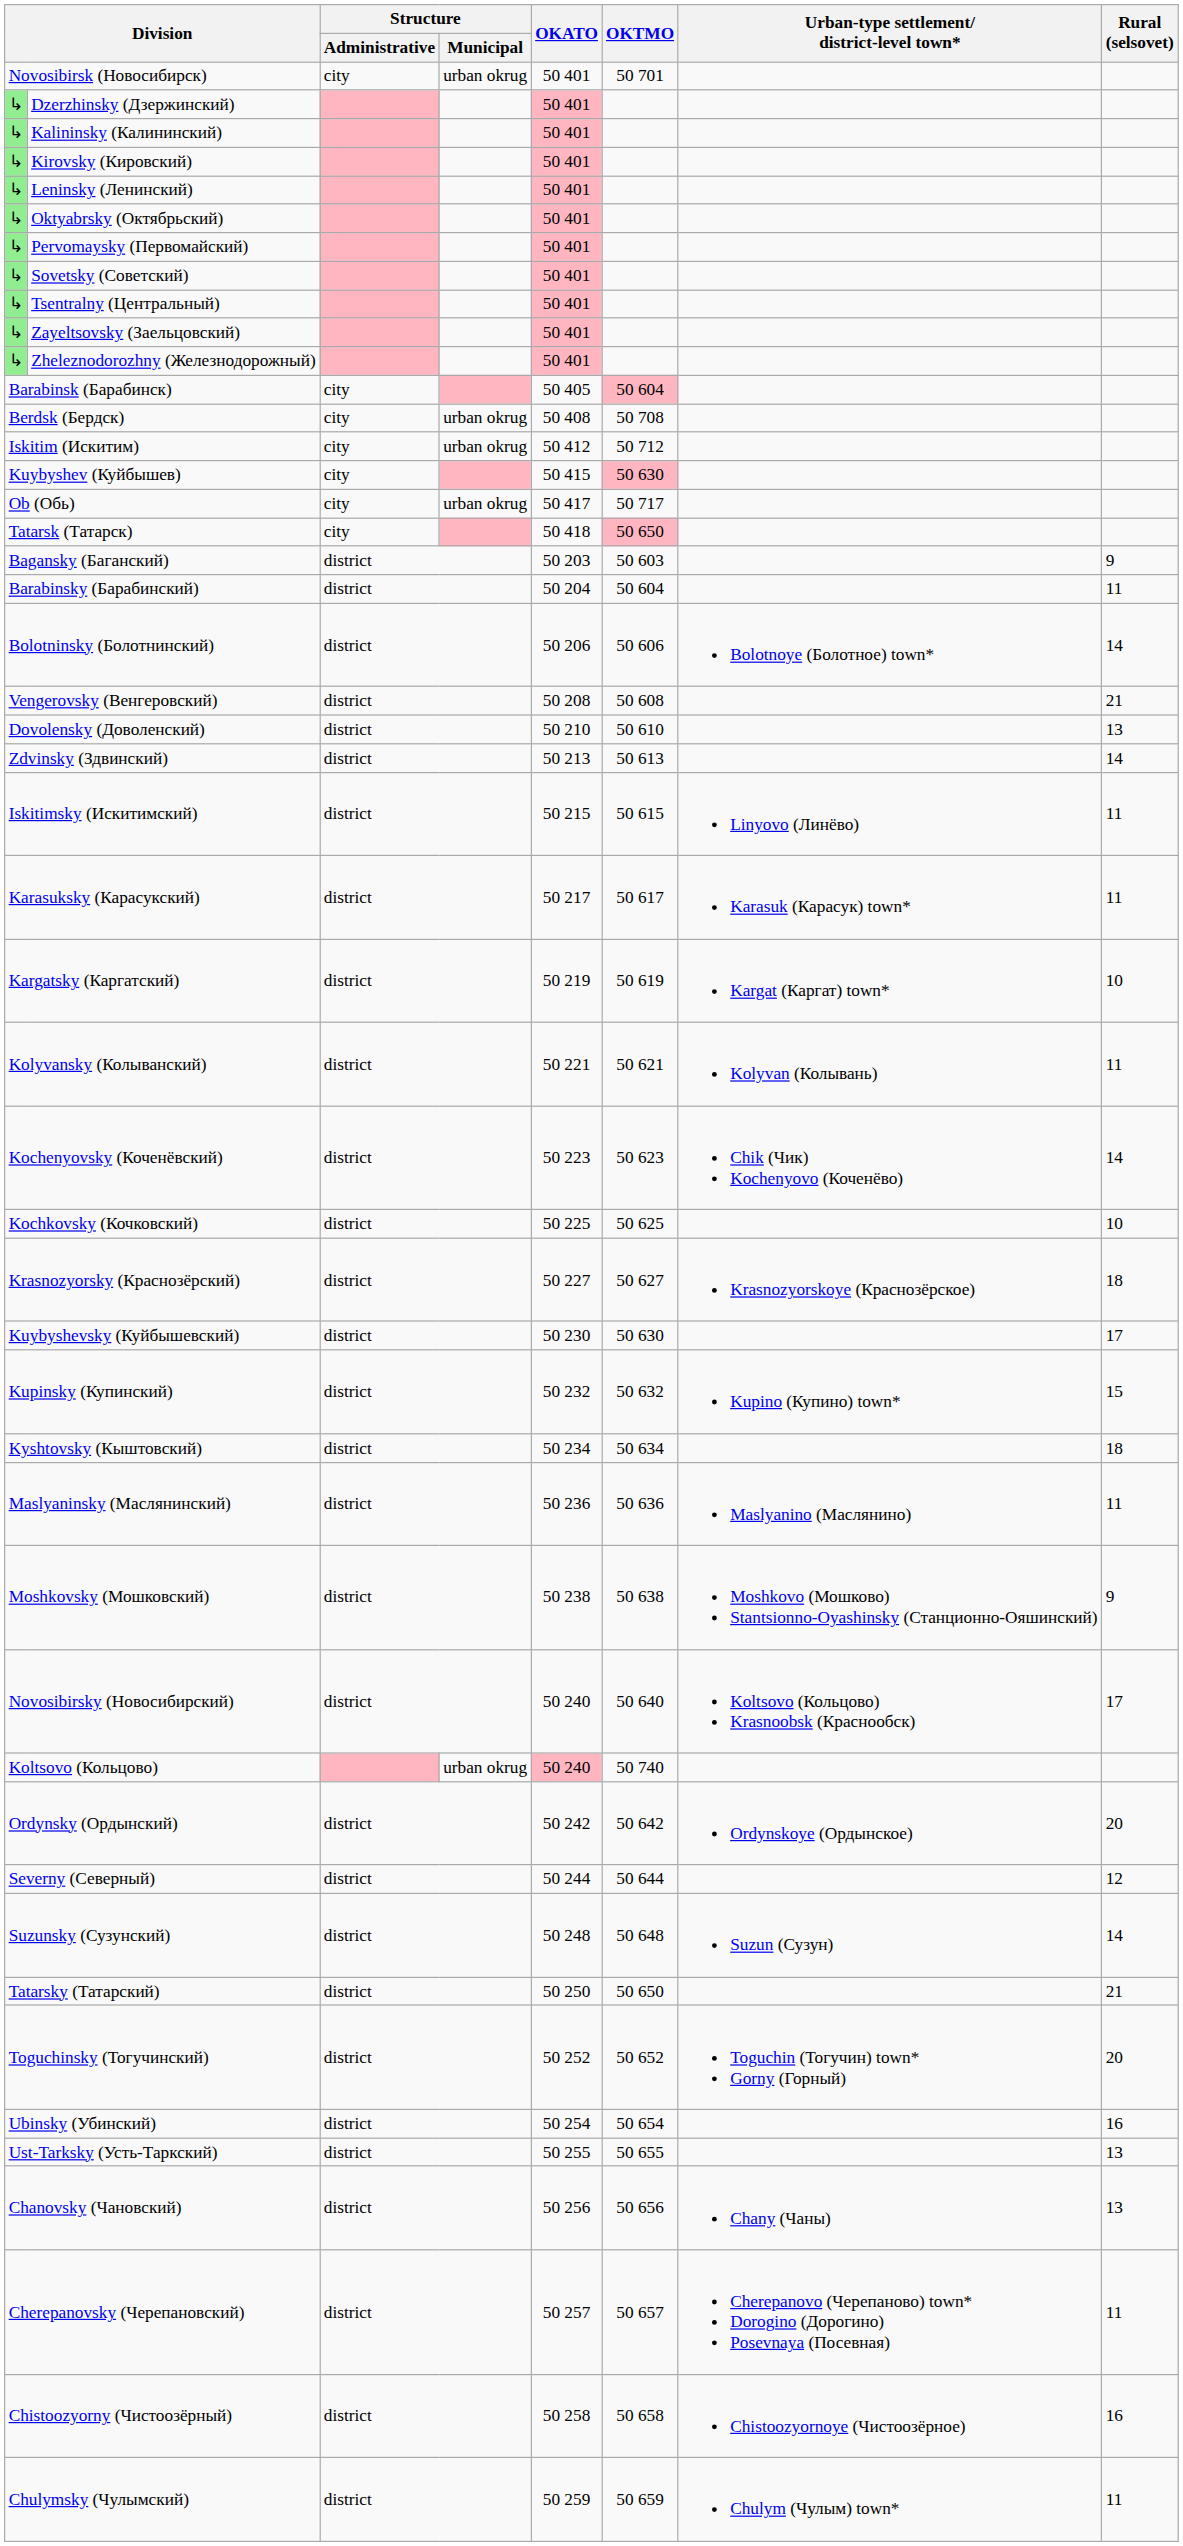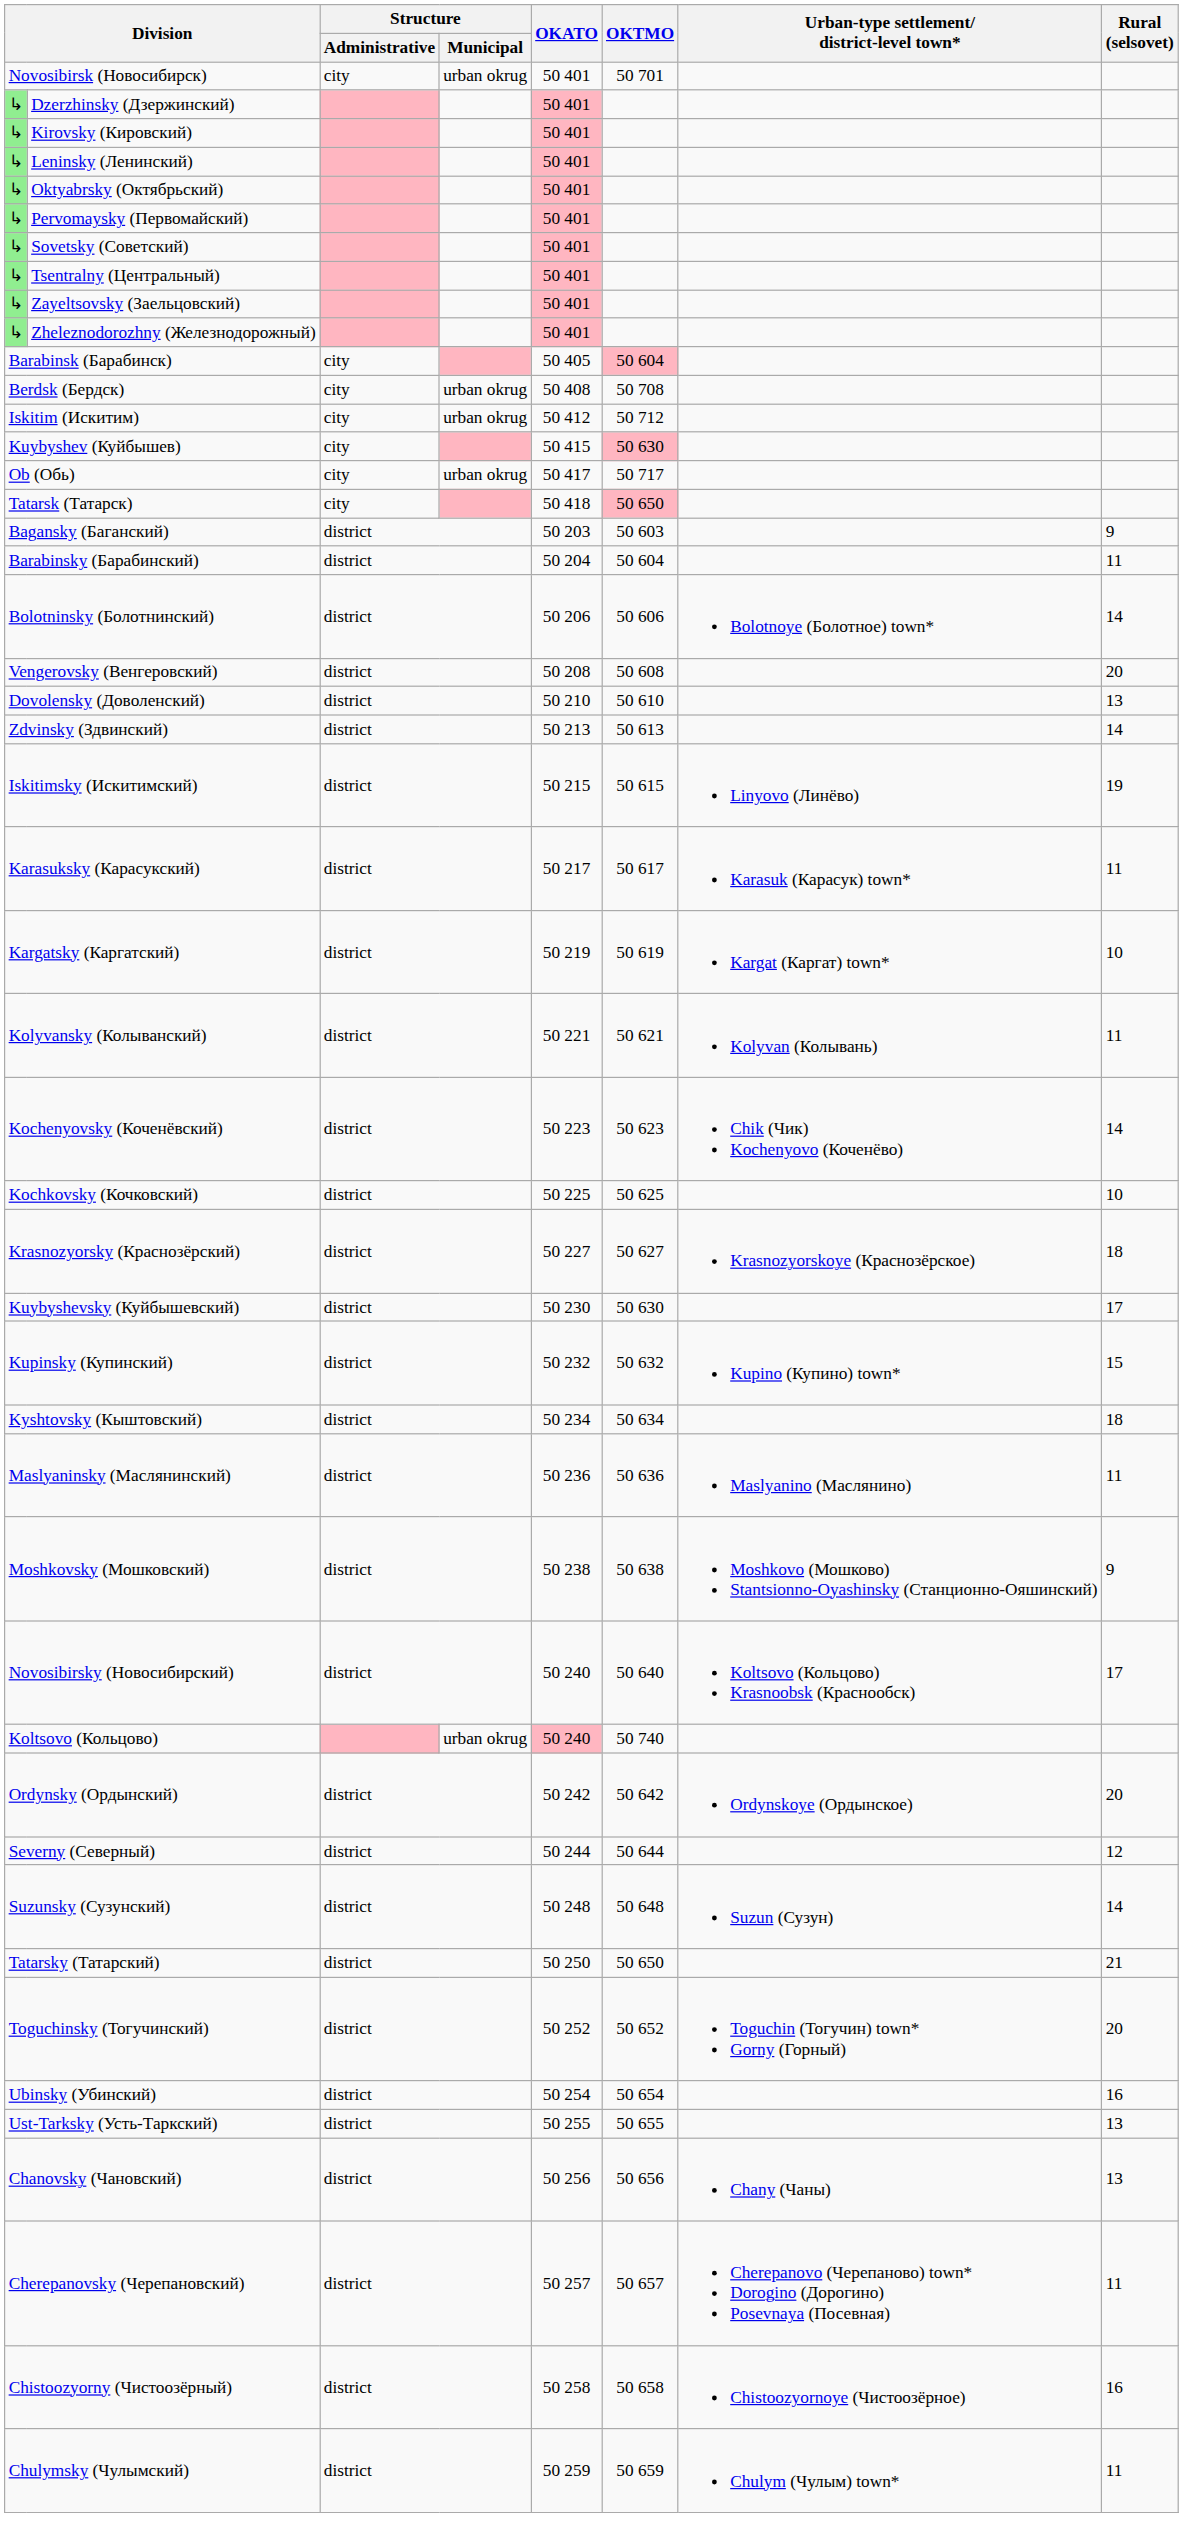- row: (127, 133)
(1114, 701) 21 -> (1114, 672) 20
(1114, 814) 11 -> (1114, 785) 19
